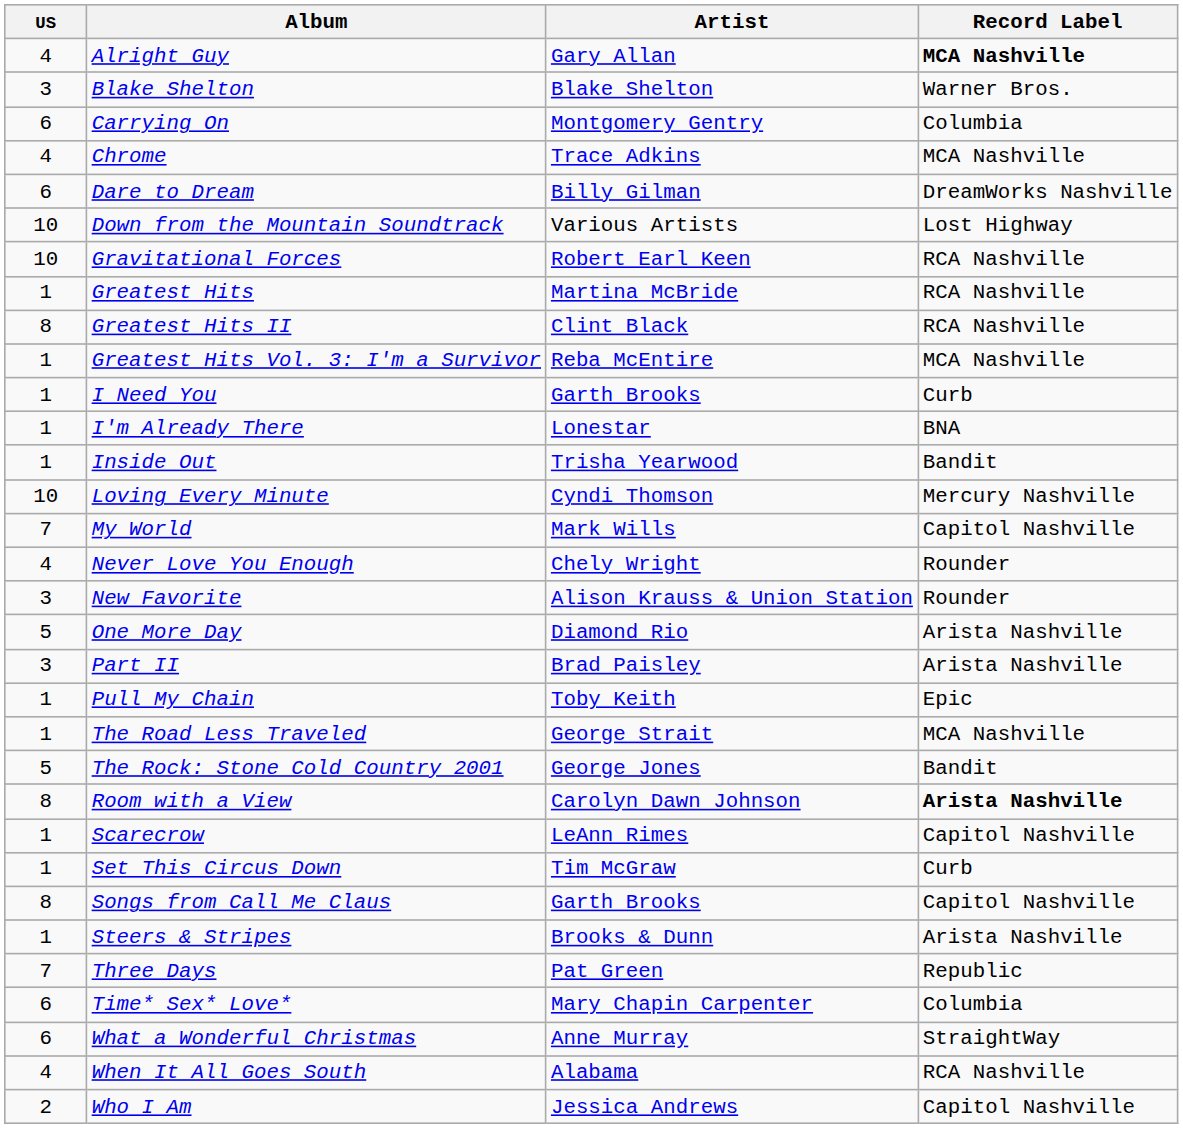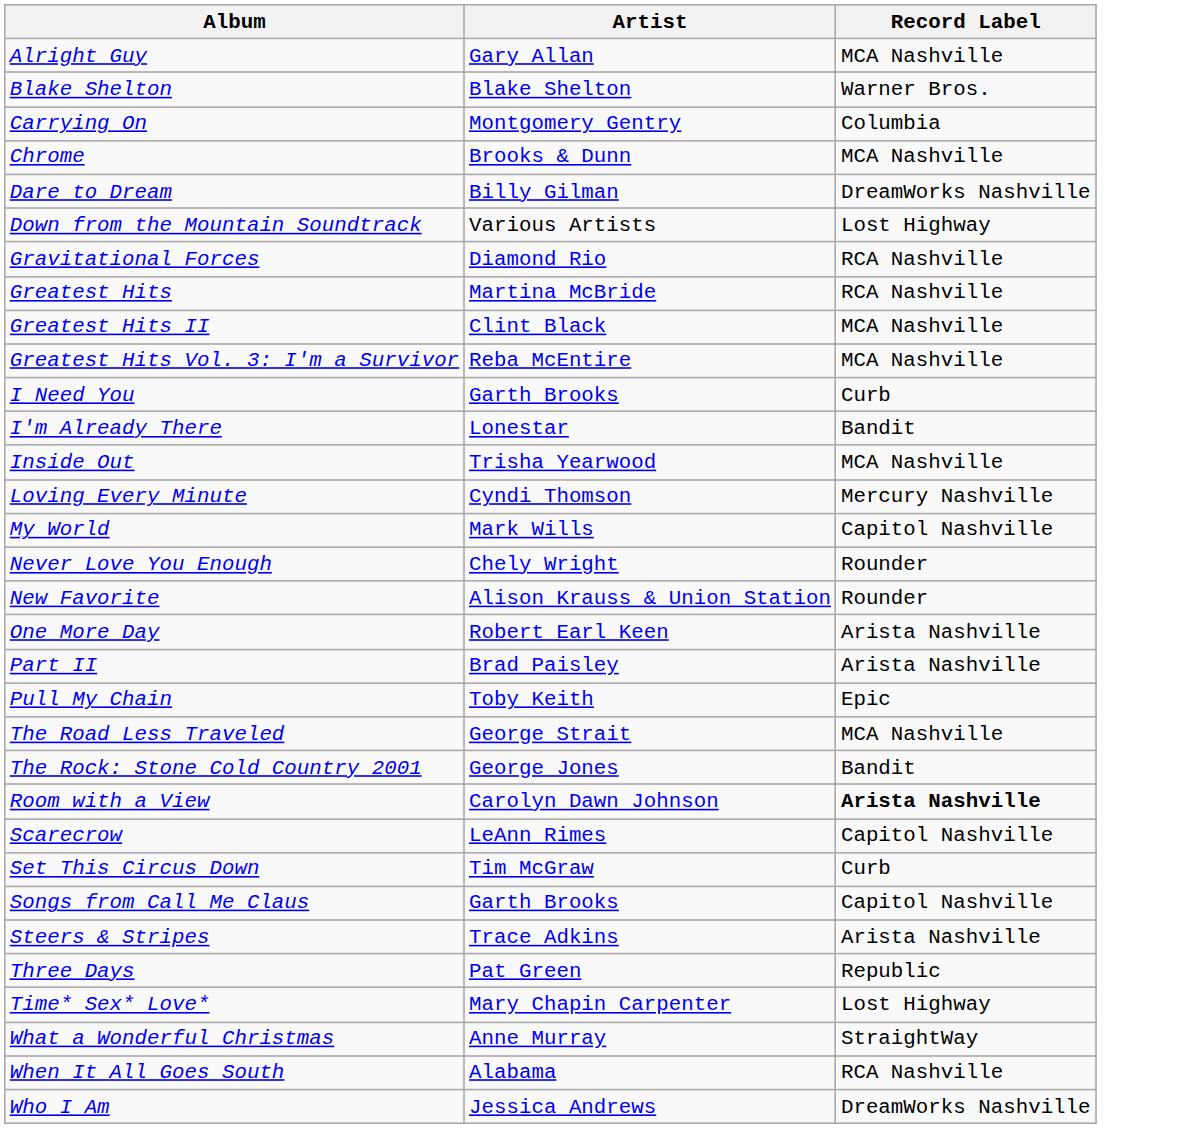- column: (46, 23)
(1004, 56) bold -> (922, 56) normal
(626, 157) Trace Adkins -> (550, 157) Brooks & Dunn
(651, 259) Robert Earl Keen -> (538, 259) Diamond Rio
(1004, 327) RCA Nashville -> (922, 327) MCA Nashville
(942, 429) BNA -> (878, 429) Bandit
(960, 462) Bandit -> (922, 462) MCA Nashville
(620, 632) Diamond Rio -> (569, 632) Robert Earl Keen
(632, 937) Brooks & Dunn -> (544, 937) Trace Adkins
(973, 1005) Columbia -> (916, 1005) Lost Highway
(1029, 1107) Capitol Nashville -> (966, 1107) DreamWorks Nashville
